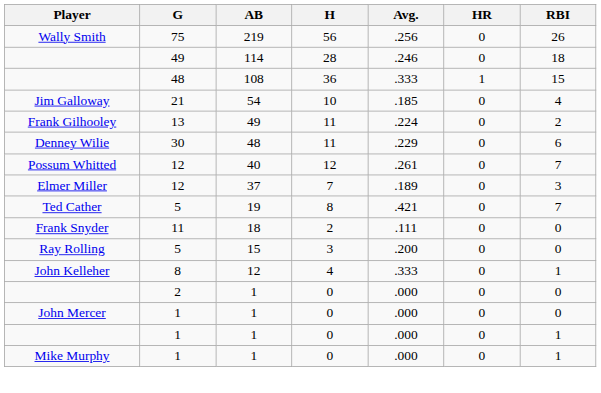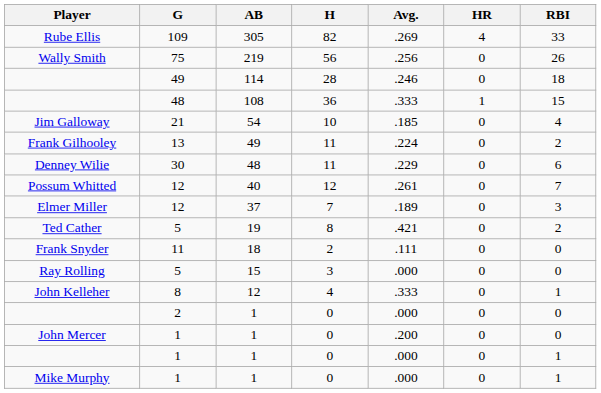+ row: (72, 36)
(558, 206) 7 -> (558, 228) 2
(406, 249) .200 -> (406, 270) .000
(406, 313) .000 -> (406, 334) .200
